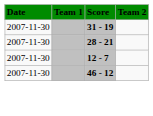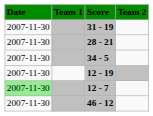+ row: (98, 58)
+ row: (100, 73)
(28, 58) no background -> (28, 88) lightgreen background
